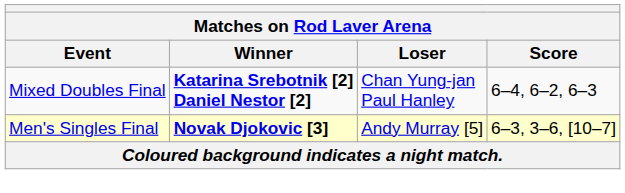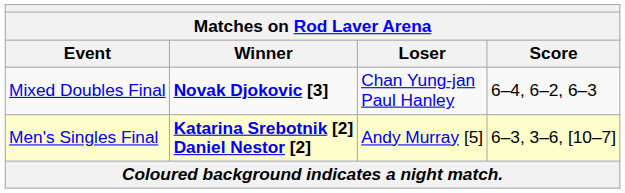(263, 90) Katarina Srebotnik [2] Daniel Nestor [2] -> (251, 90) Novak Djokovic [3]
(251, 127) Novak Djokovic [3] -> (263, 137) Katarina Srebotnik [2] Daniel Nestor [2]
